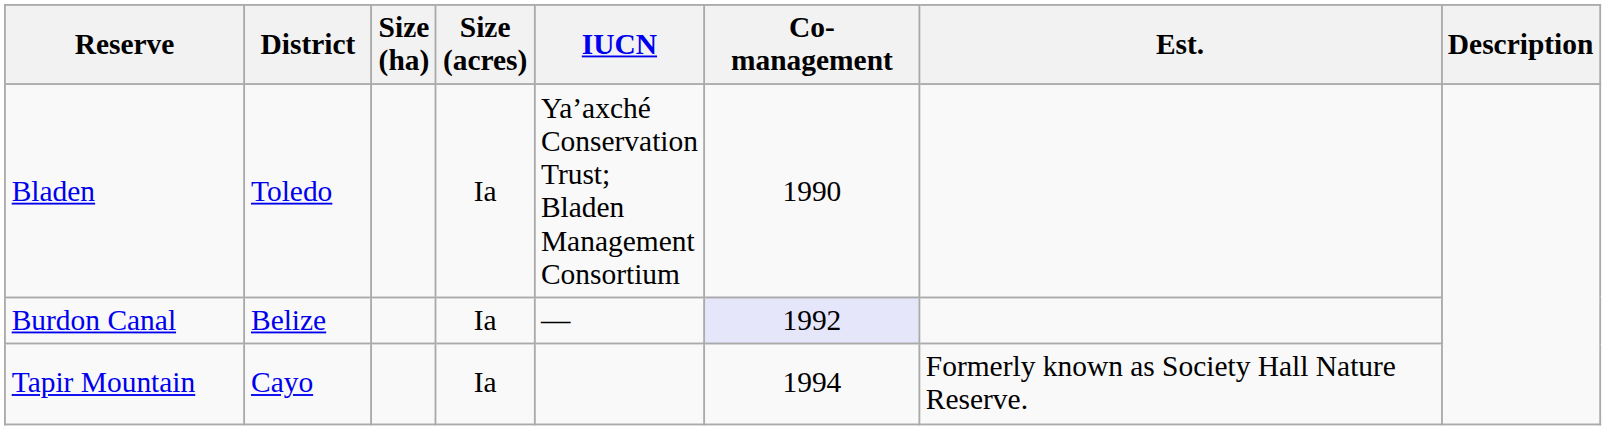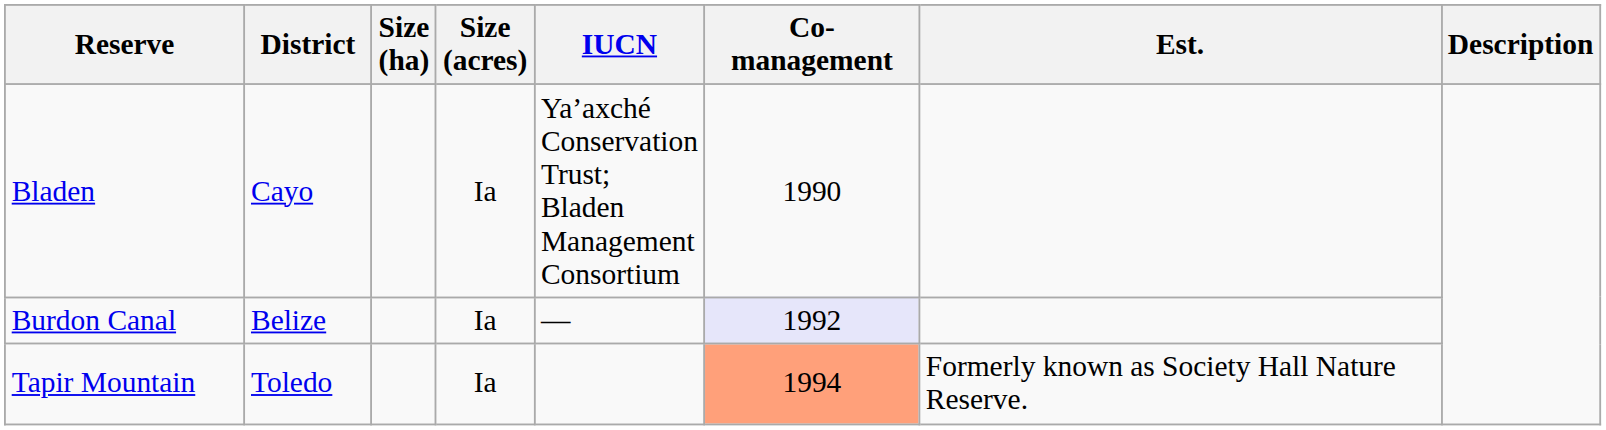(292, 190) Toledo -> (282, 190) Cayo
(282, 383) Cayo -> (292, 383) Toledo
(812, 383) no background -> (812, 383) lightsalmon background
